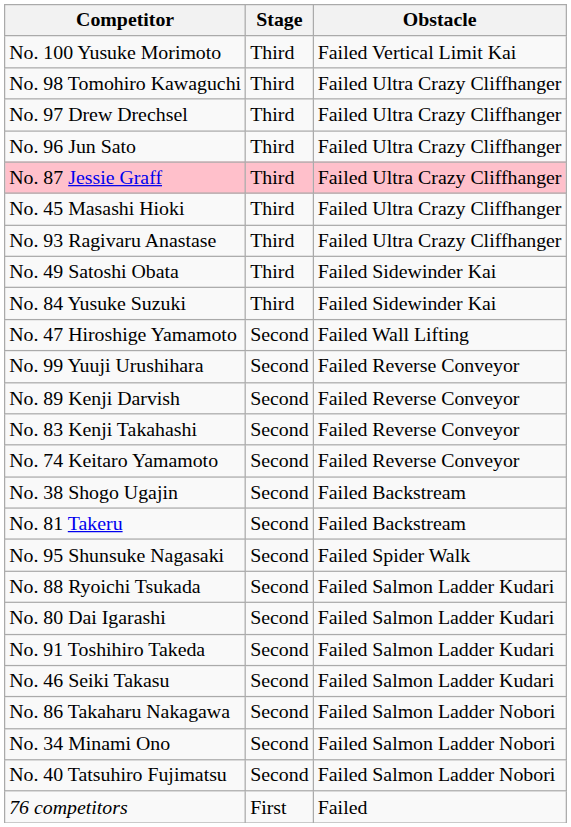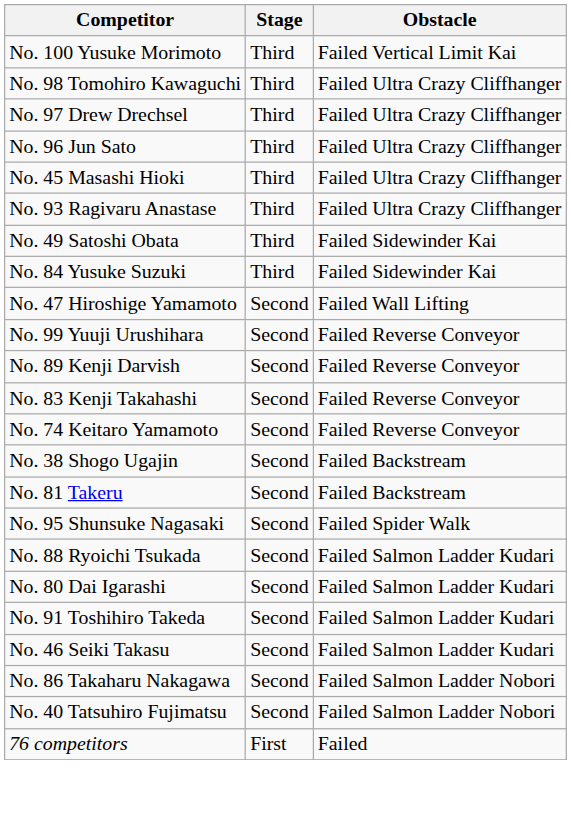- row: (86, 177)
- row: (90, 743)
